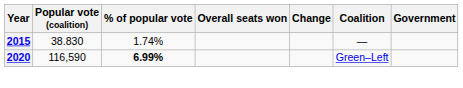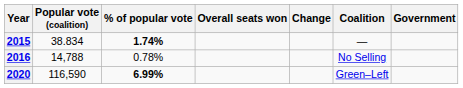(67, 41) 38.830 -> (67, 41) 38.834
(148, 41) normal -> (148, 41) bold
+ row: (19, 58)
